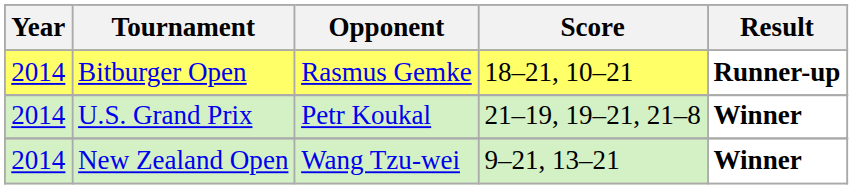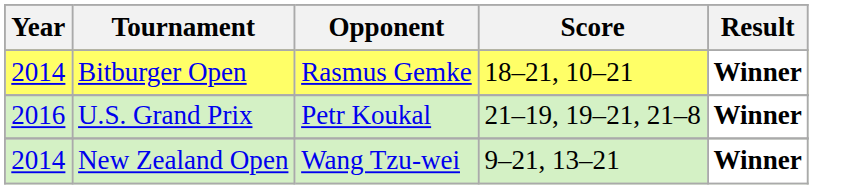(777, 71) Runner-up -> (758, 71) Winner
(38, 116) 2014 -> (38, 116) 2016
